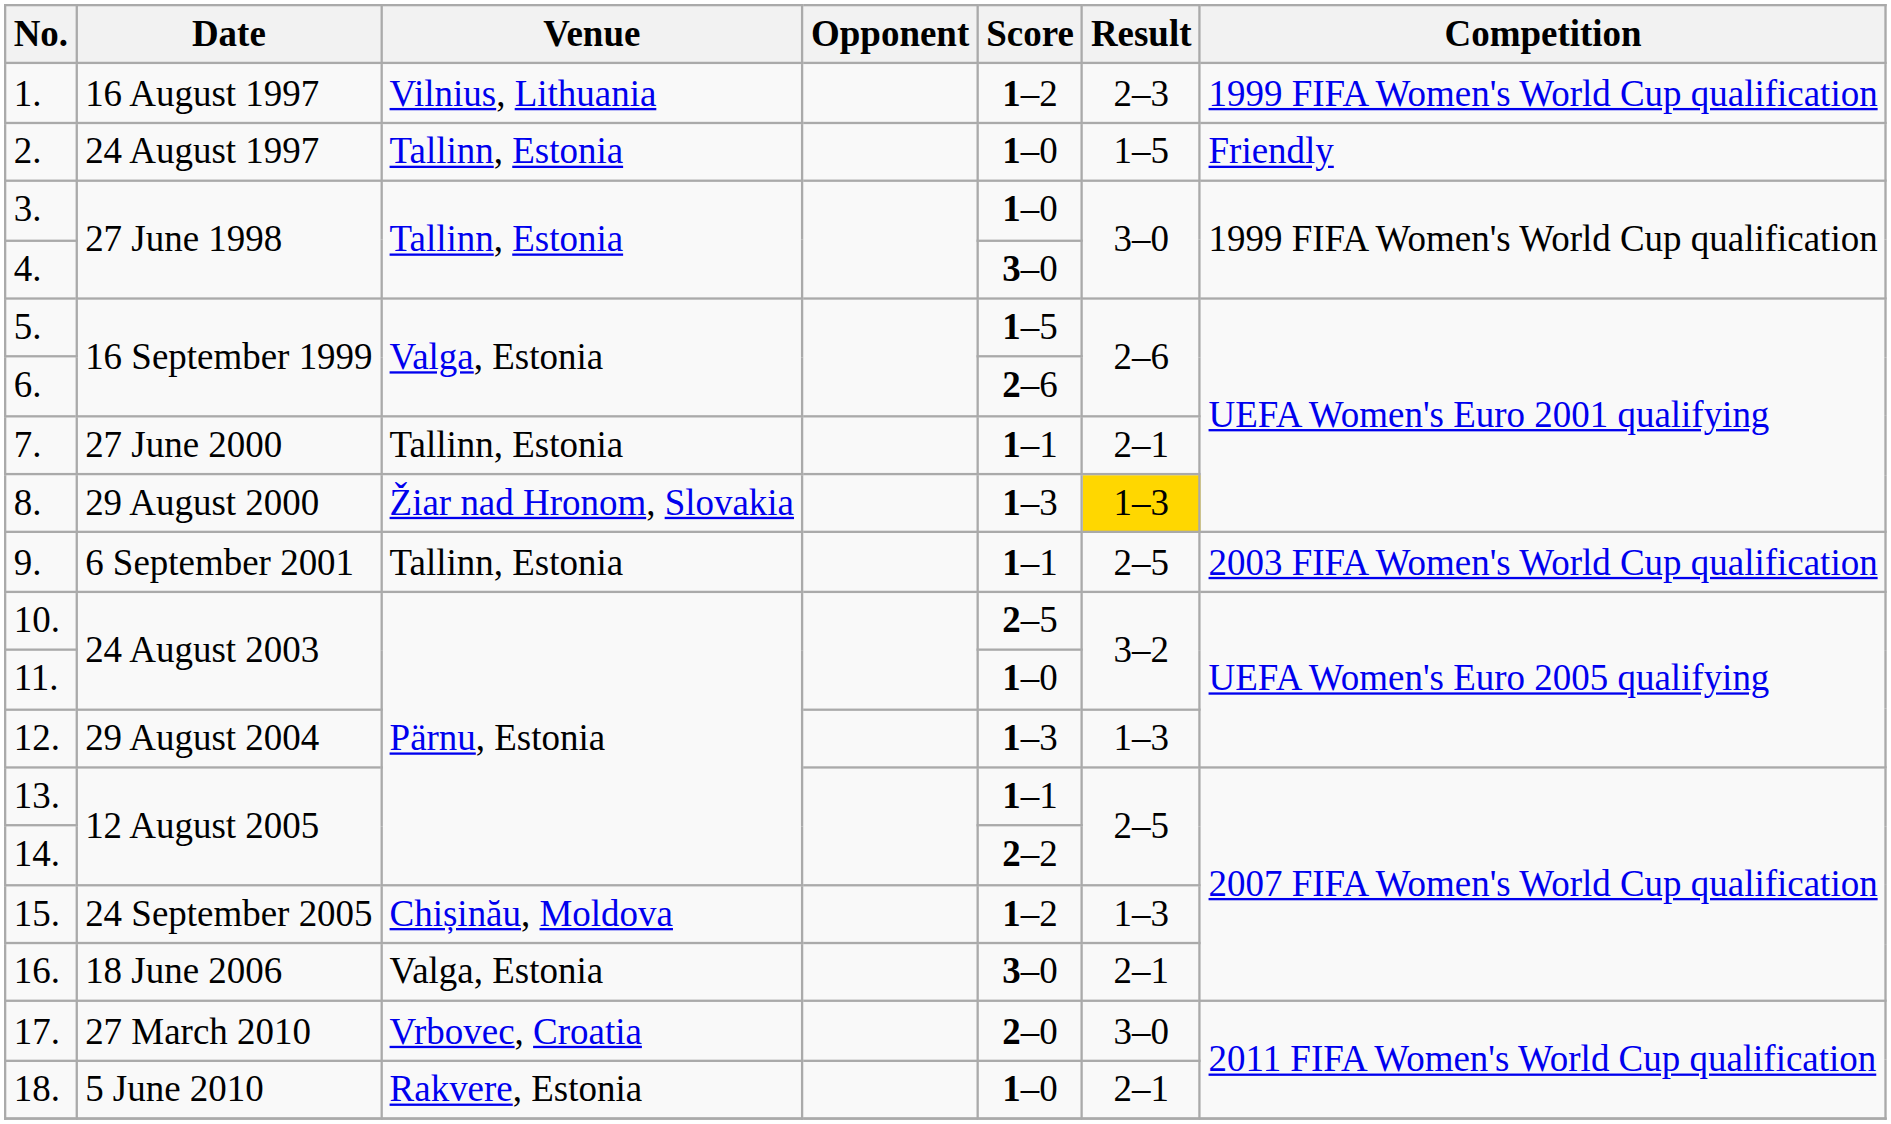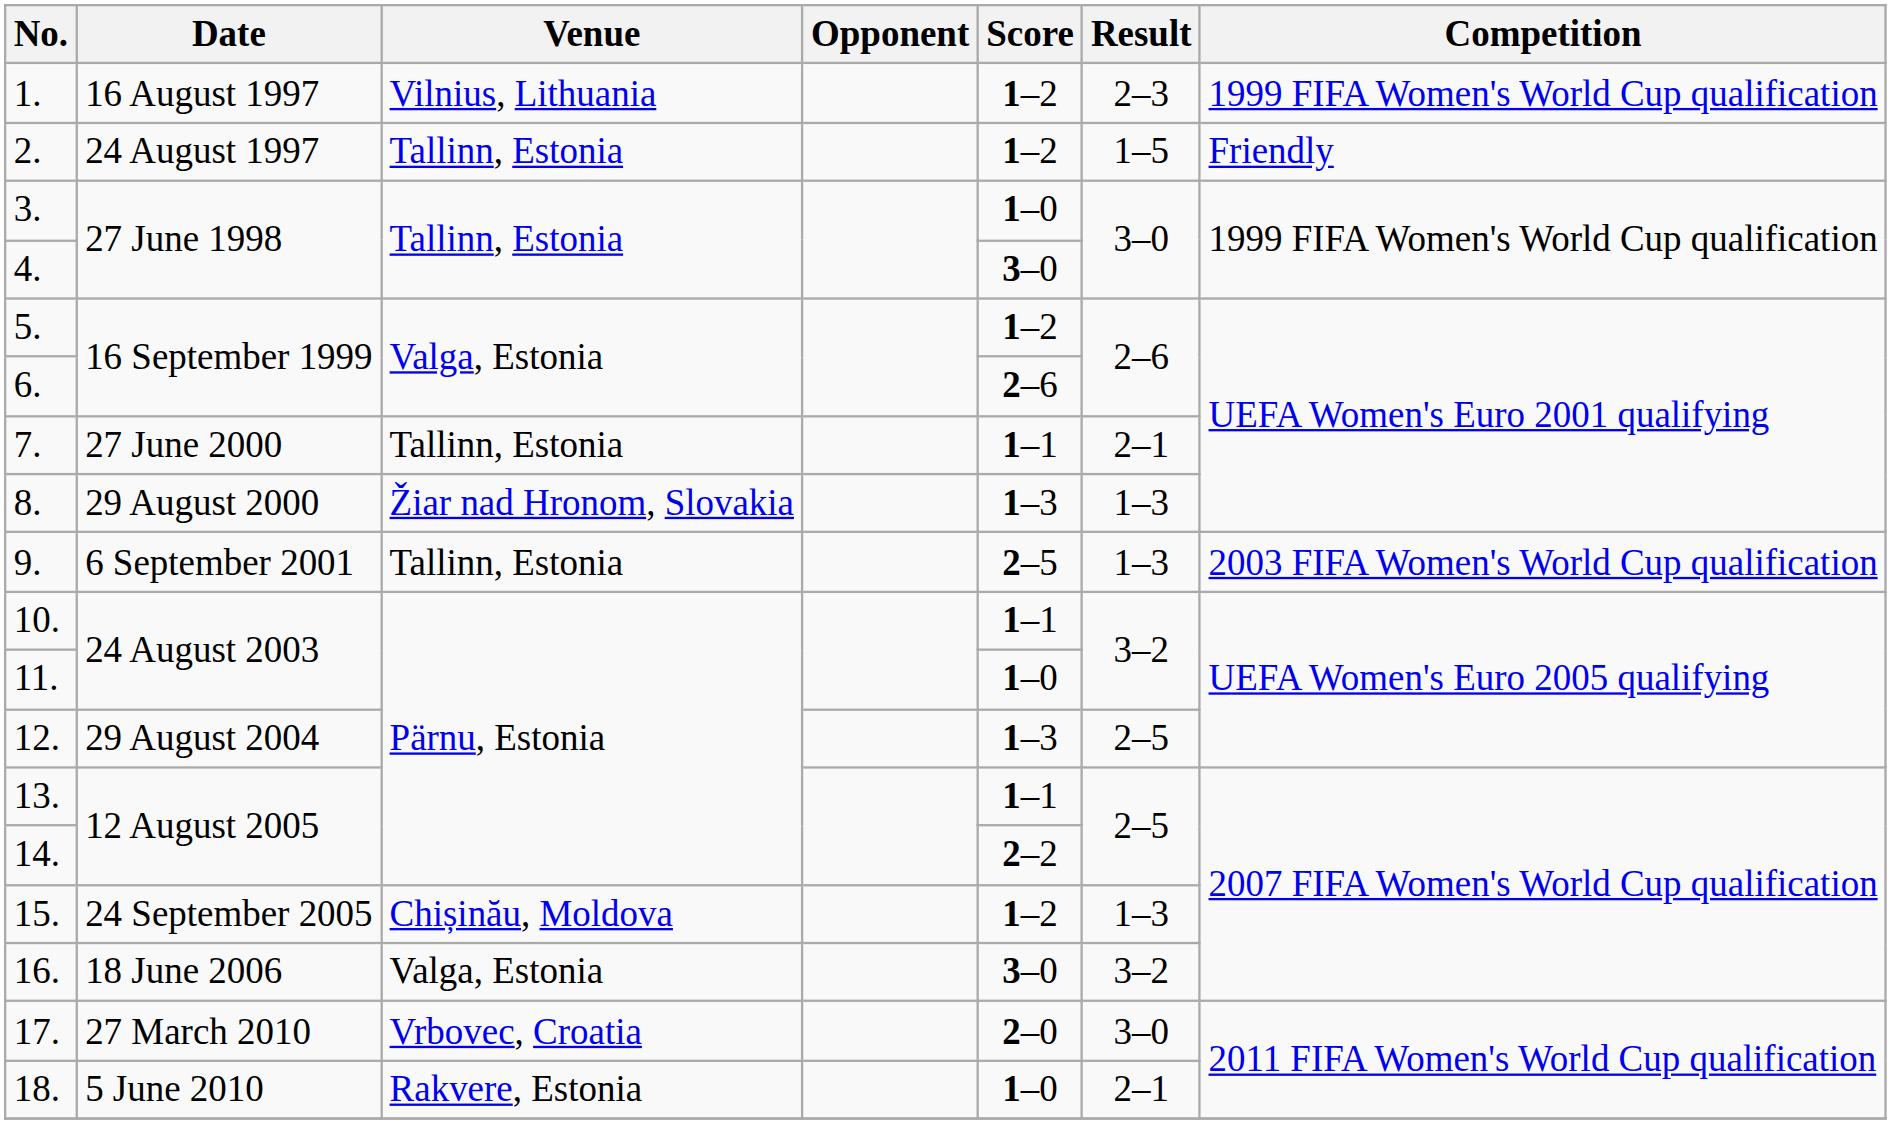(1030, 151) 1–0 -> (1030, 151) 1–2
(1030, 326) 1–5 -> (1030, 326) 1–2
(1141, 502) gold background -> (1141, 502) no background
(1030, 561) 1–1 -> (1030, 561) 2–5
(1141, 561) 2–5 -> (1141, 561) 1–3
(1030, 619) 2–5 -> (1030, 619) 1–1
(1141, 737) 1–3 -> (1141, 737) 2–5
(1141, 971) 2–1 -> (1141, 971) 3–2
